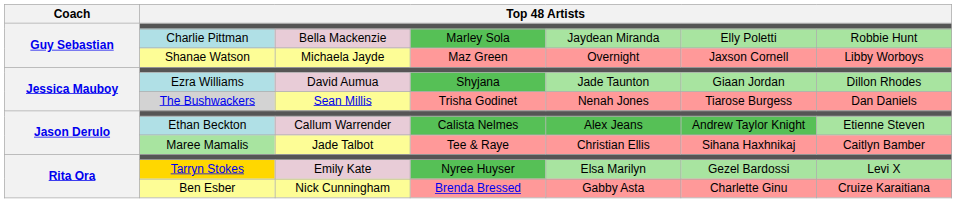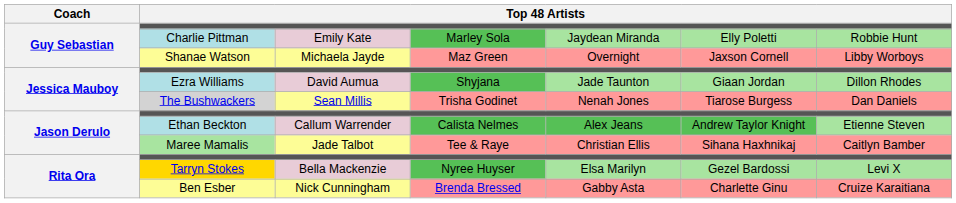(343, 38) Bella Mackenzie -> (343, 38) Emily Kate
(343, 169) Emily Kate -> (343, 169) Bella Mackenzie
